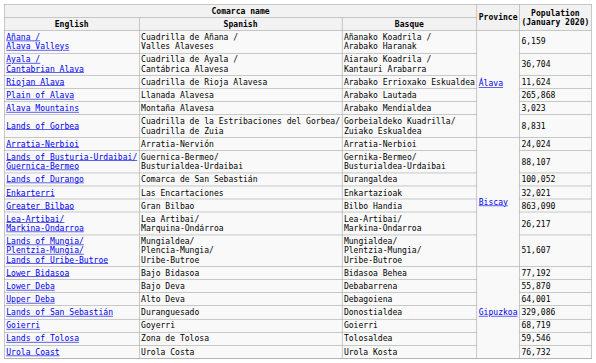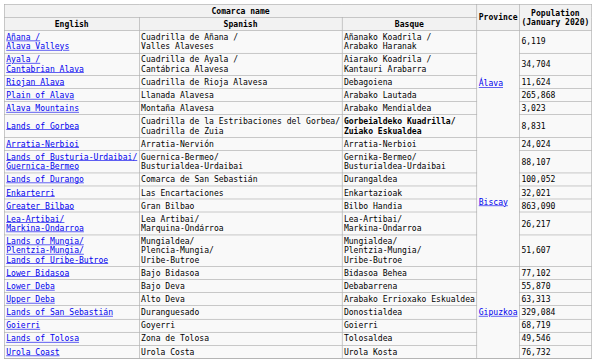(534, 42) 6,159 -> (534, 42) 6,119
(536, 64) 36,704 -> (536, 64) 34,704
(409, 82) Arabako Errioxako Eskualdea -> (368, 82) Debagoiena
(400, 126) normal -> (400, 126) bold
(536, 273) 77,192 -> (536, 273) 77,102
(368, 299) Debagoiena -> (409, 299) Arabako Errioxako Eskualdea
(536, 299) 64,001 -> (536, 299) 63,313
(538, 312) 329,086 -> (538, 312) 329,084
(536, 339) 59,546 -> (536, 339) 49,546
